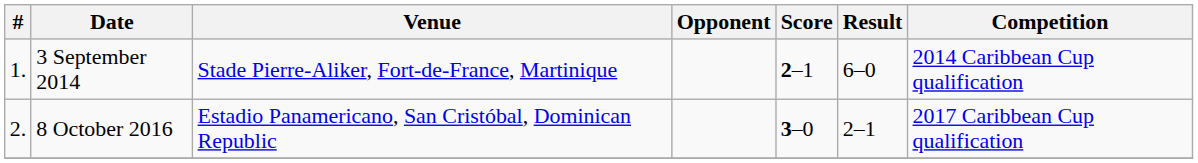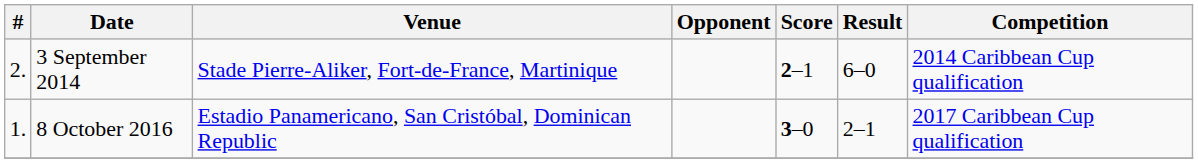(18, 68) 1. -> (18, 68) 2.
(18, 128) 2. -> (18, 128) 1.
